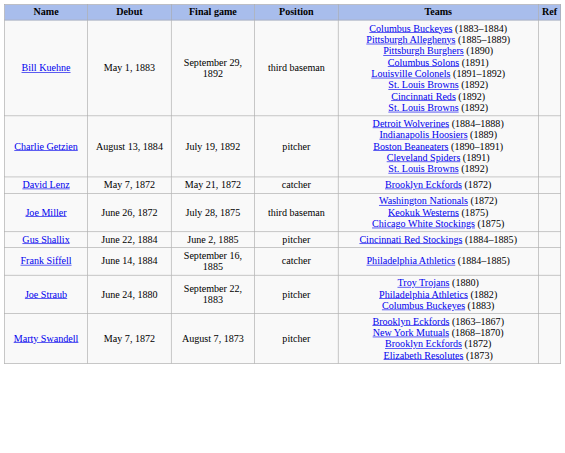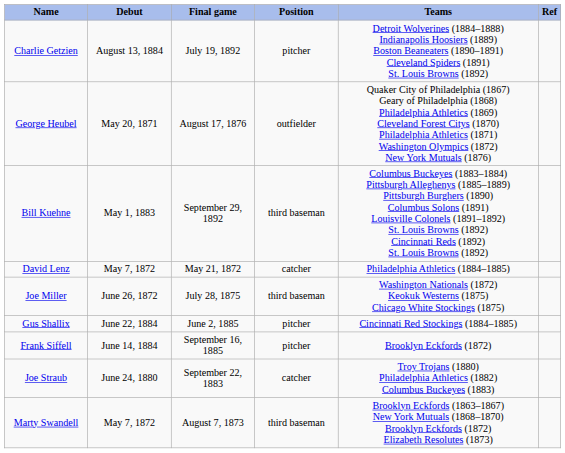rows swapped: (46, 146) <-> (46, 68)
+ row: (46, 123)
(438, 185) Brooklyn Eckfords (1872) -> (438, 269) Philadelphia Athletics (1884–1885)
(296, 261) catcher -> (296, 345) pitcher
(438, 261) Philadelphia Athletics (1884–1885) -> (438, 345) Brooklyn Eckfords (1872)
(296, 294) pitcher -> (296, 378) catcher
(296, 338) pitcher -> (296, 422) third baseman
